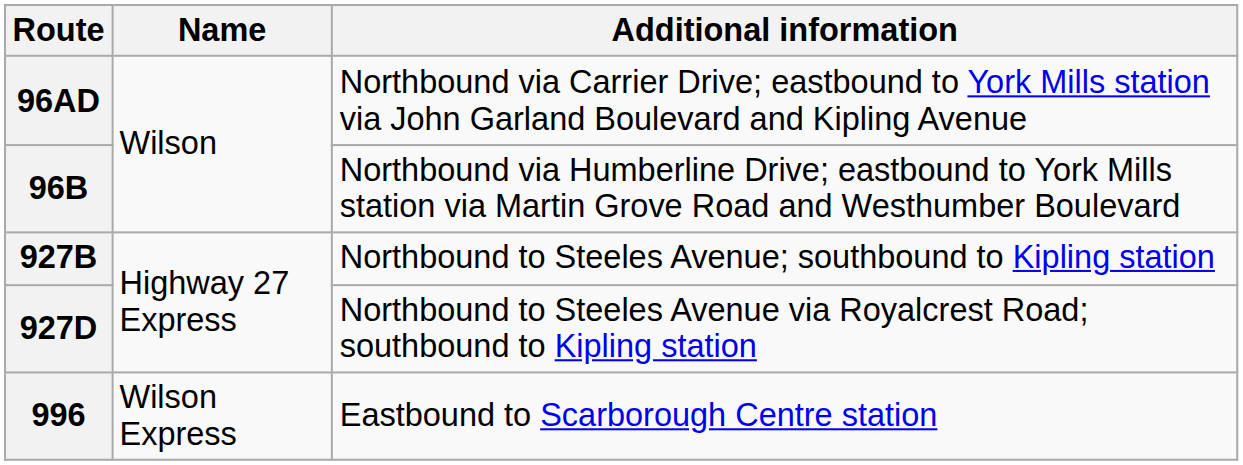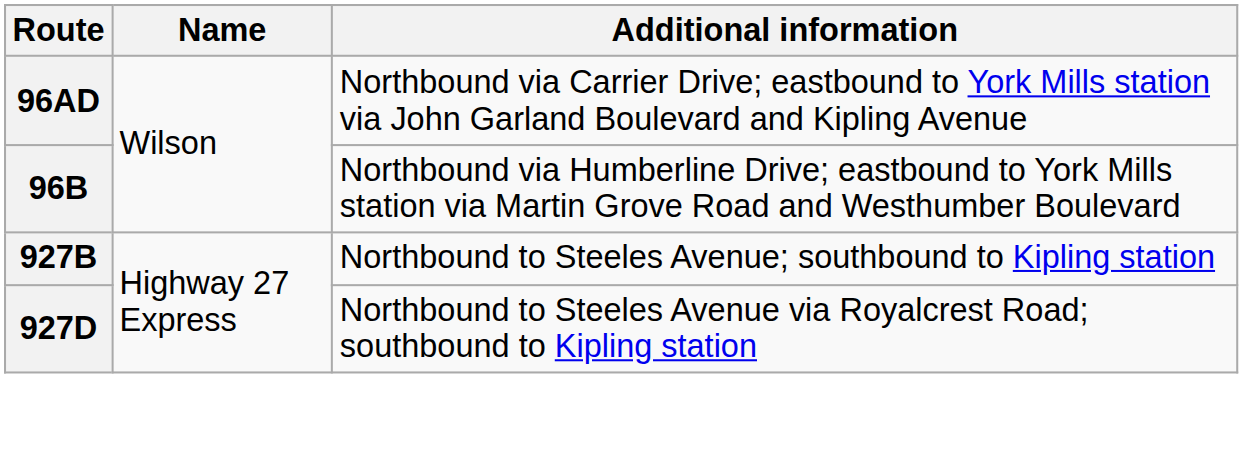- row: (59, 415)
